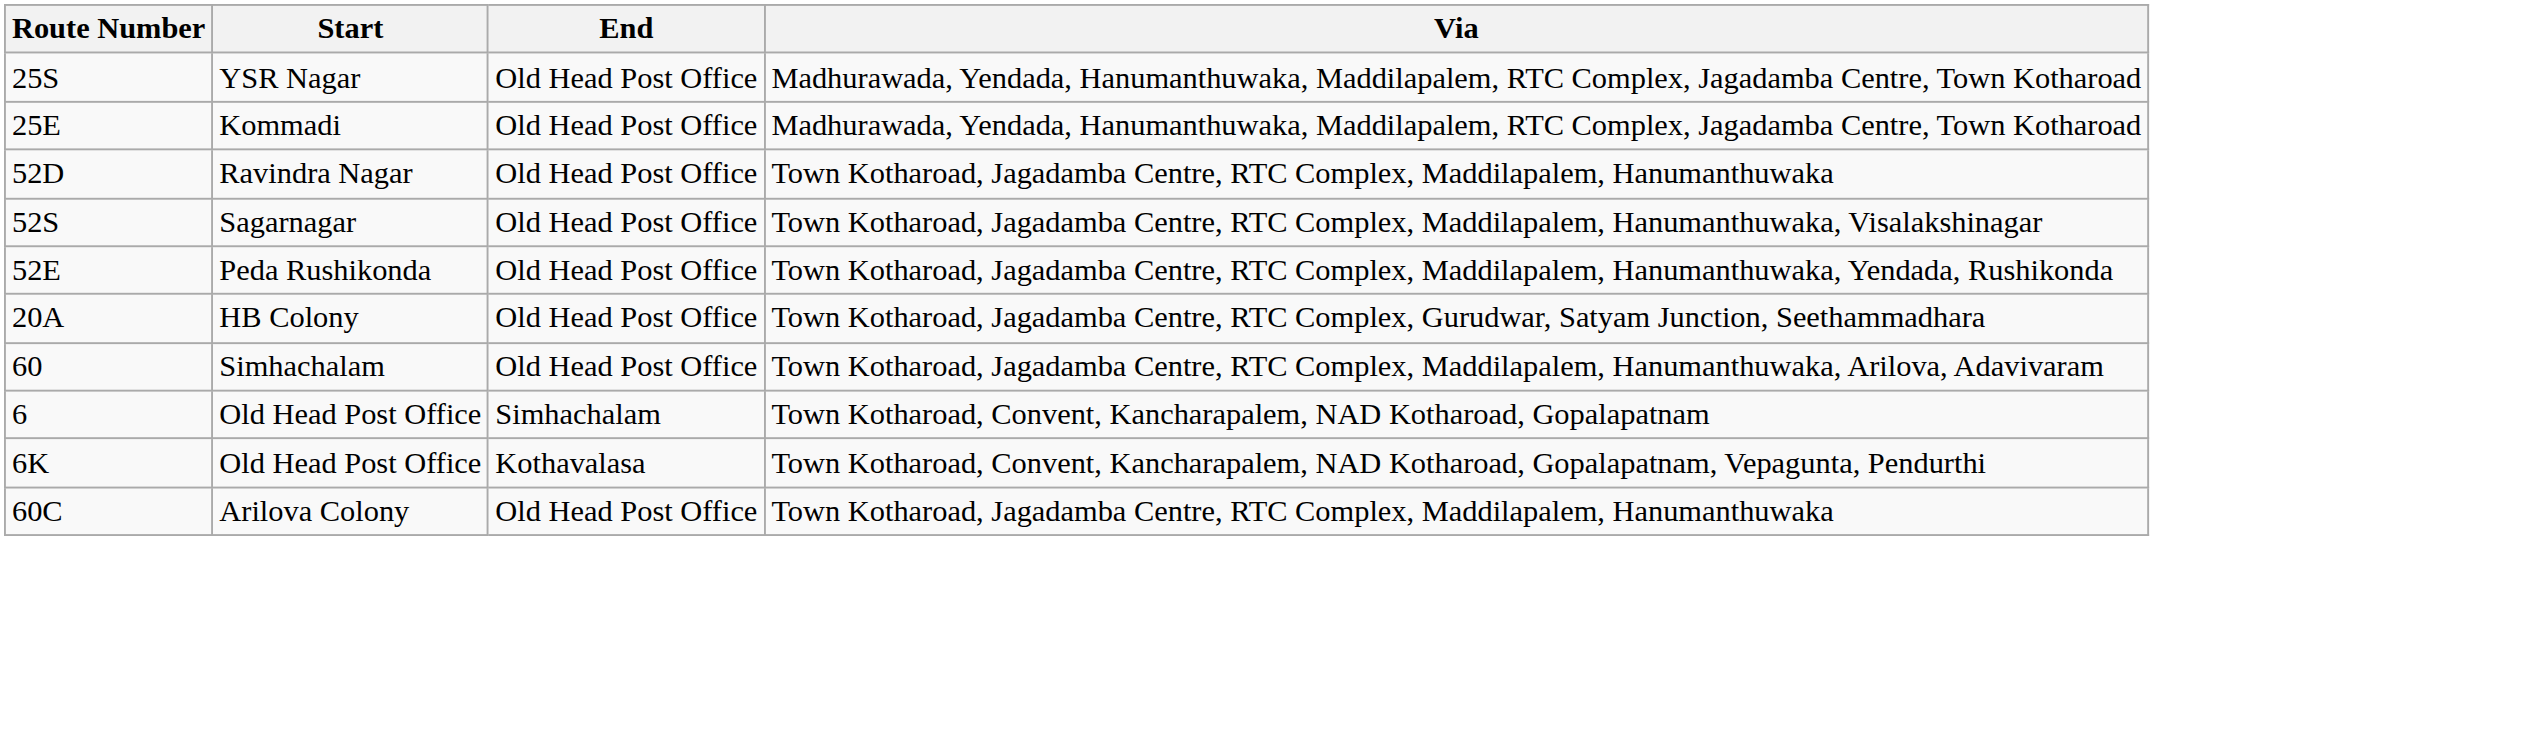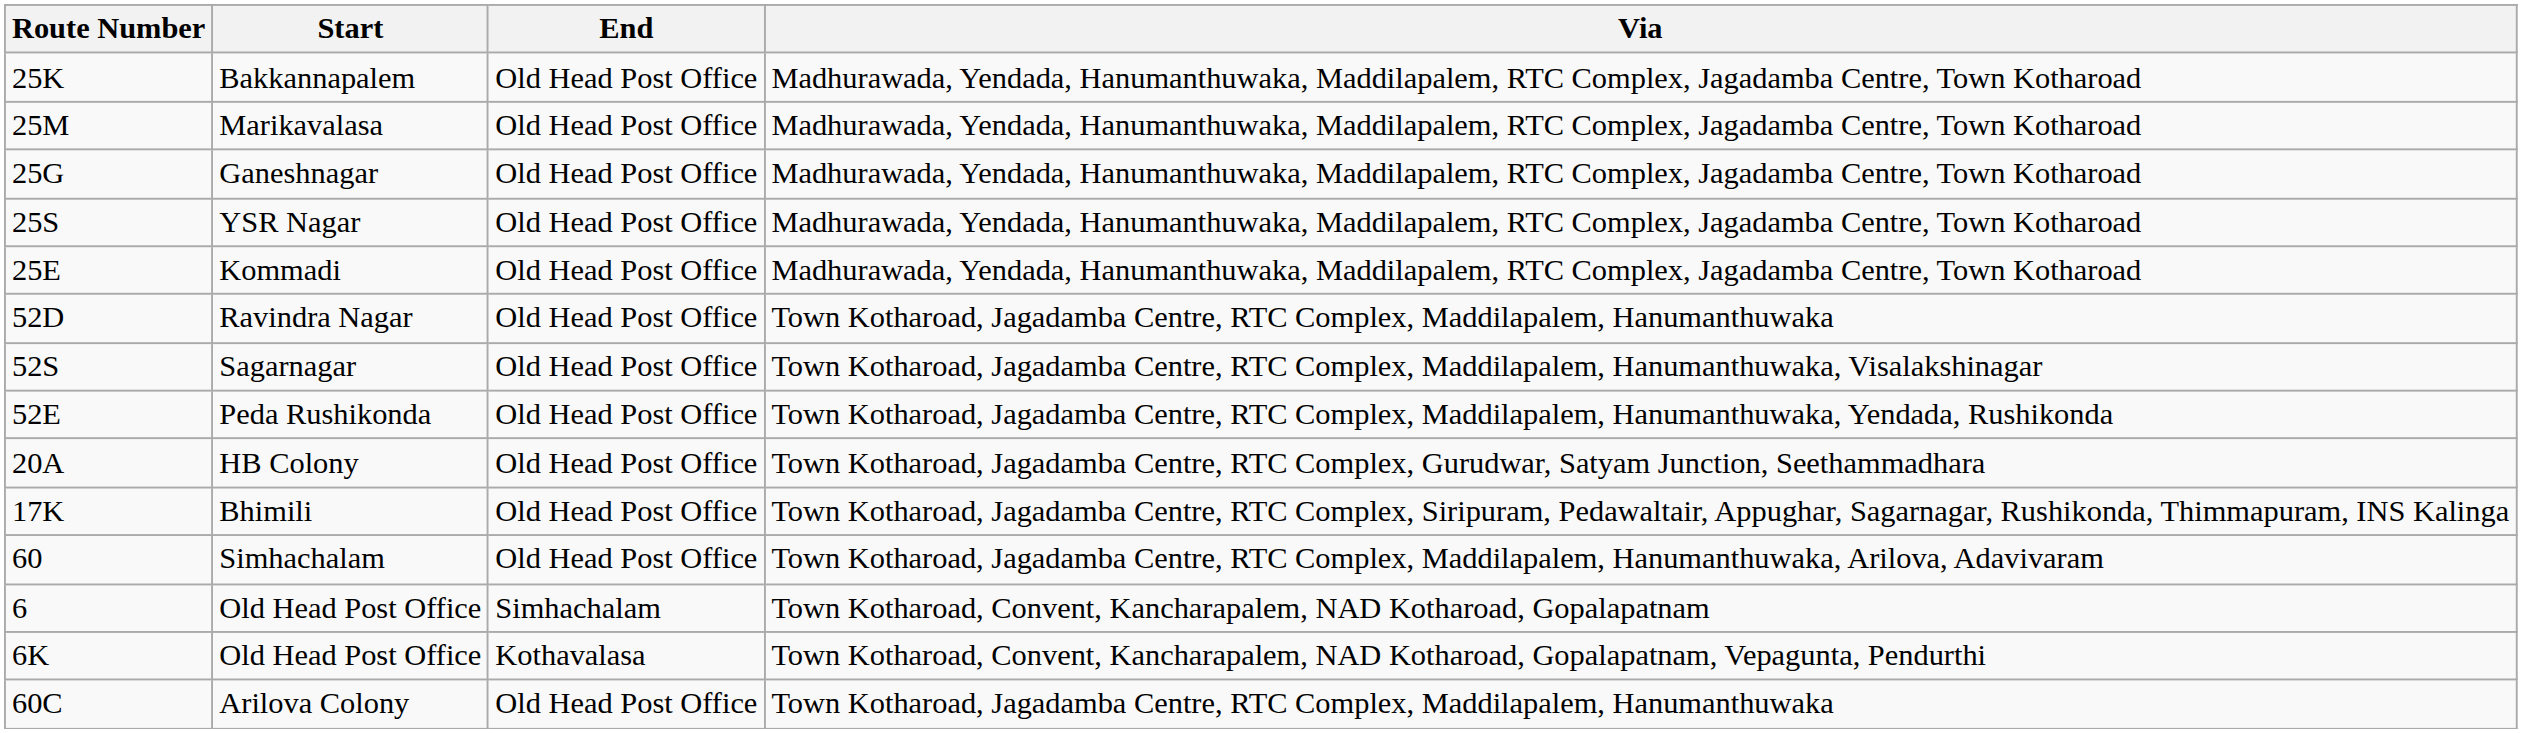+ row: (38, 76)
+ row: (41, 125)
+ row: (38, 173)
+ row: (38, 510)
